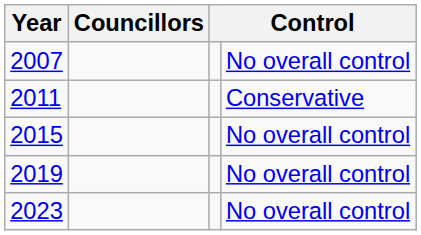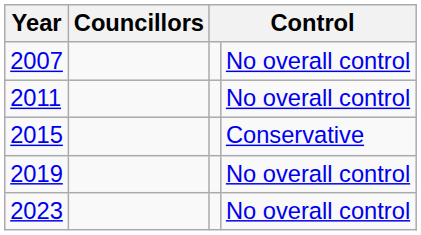(295, 98) Conservative -> (318, 98) No overall control
(318, 135) No overall control -> (295, 135) Conservative
